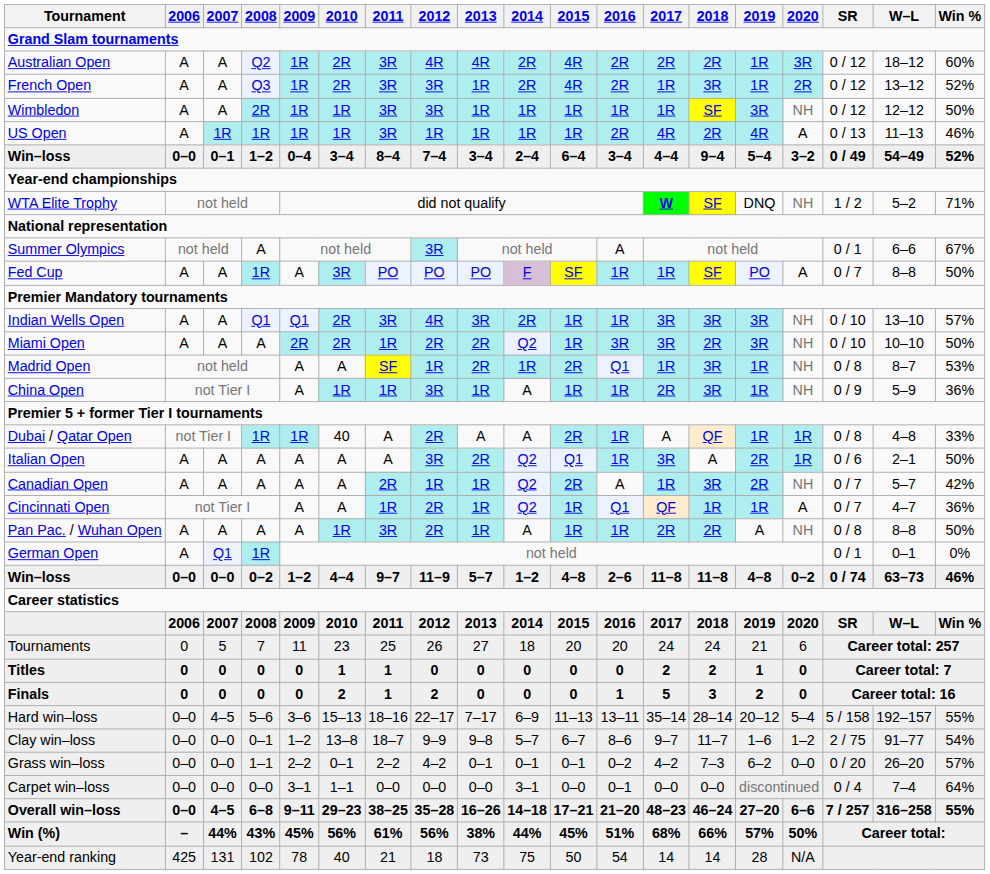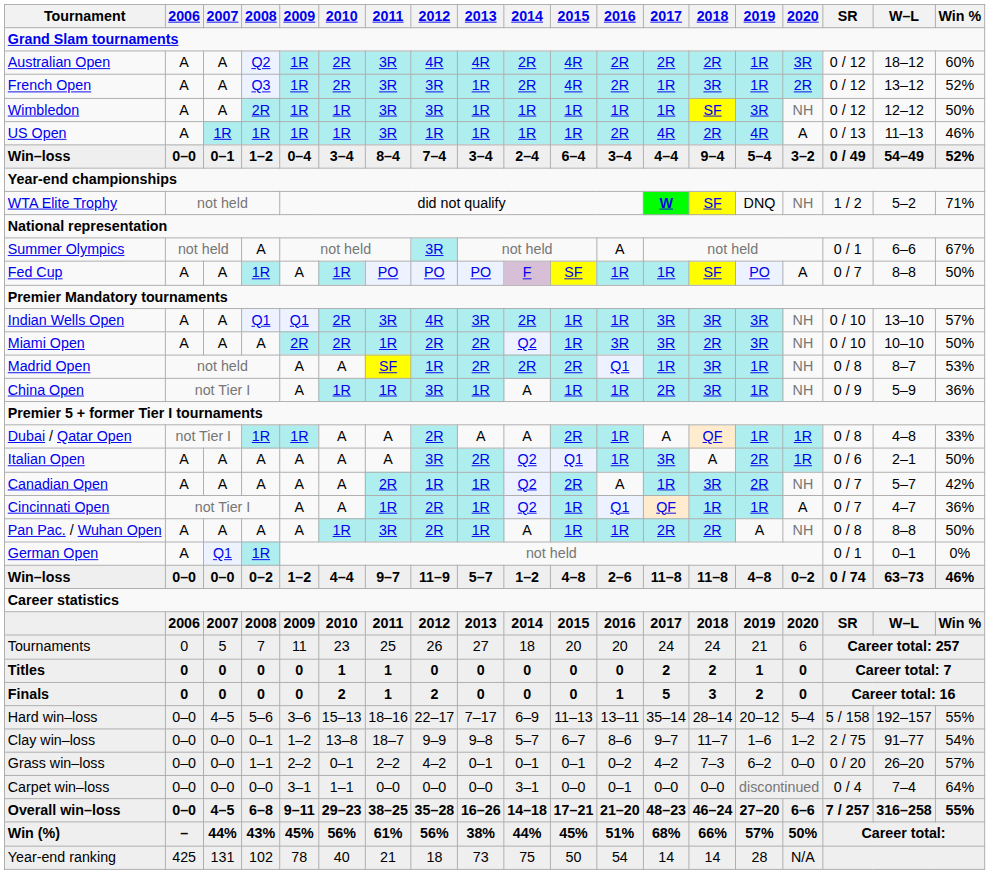(342, 273) 3R -> (342, 273) 1R
(527, 367) 1R -> (527, 367) 2R
(342, 437) 40 -> (342, 437) A
